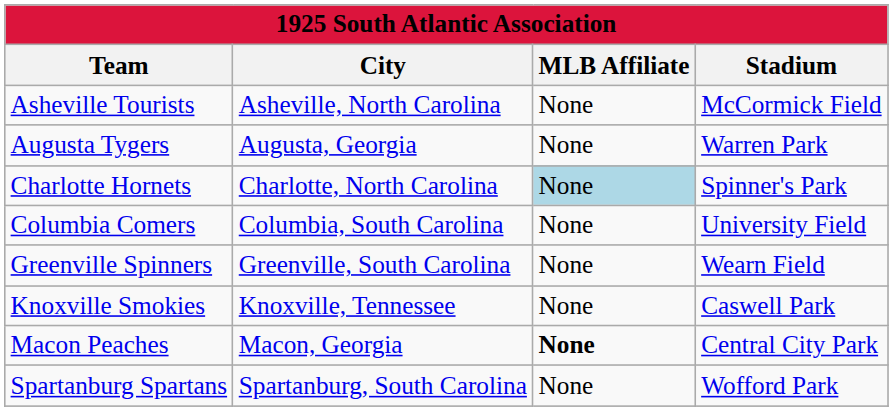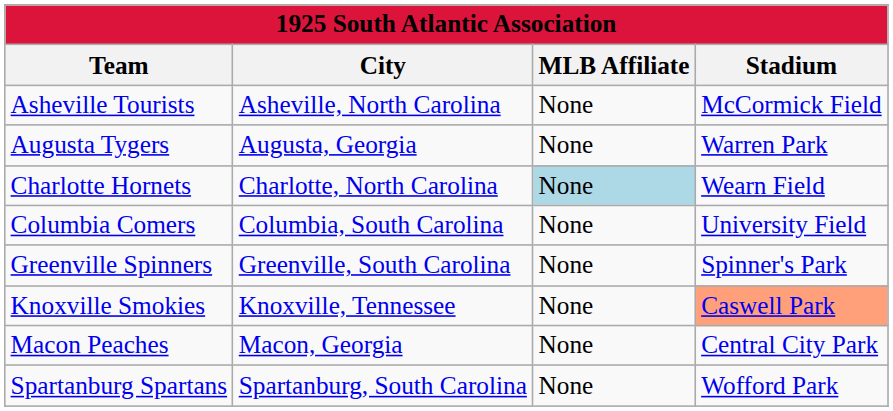(774, 184) Spinner's Park -> (763, 184) Wearn Field
(763, 265) Wearn Field -> (774, 265) Spinner's Park
(768, 305) no background -> (768, 305) lightsalmon background
(567, 345) bold -> (566, 345) normal
